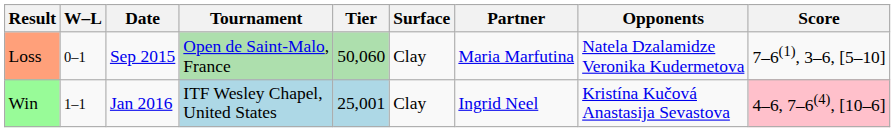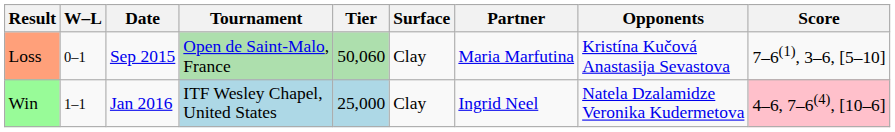(663, 55) Natela Dzalamidze Veronika Kudermetova -> (656, 55) Kristína Kučová Anastasija Sevastova
(361, 103) 25,001 -> (361, 103) 25,000
(656, 103) Kristína Kučová Anastasija Sevastova -> (663, 103) Natela Dzalamidze Veronika Kudermetova
